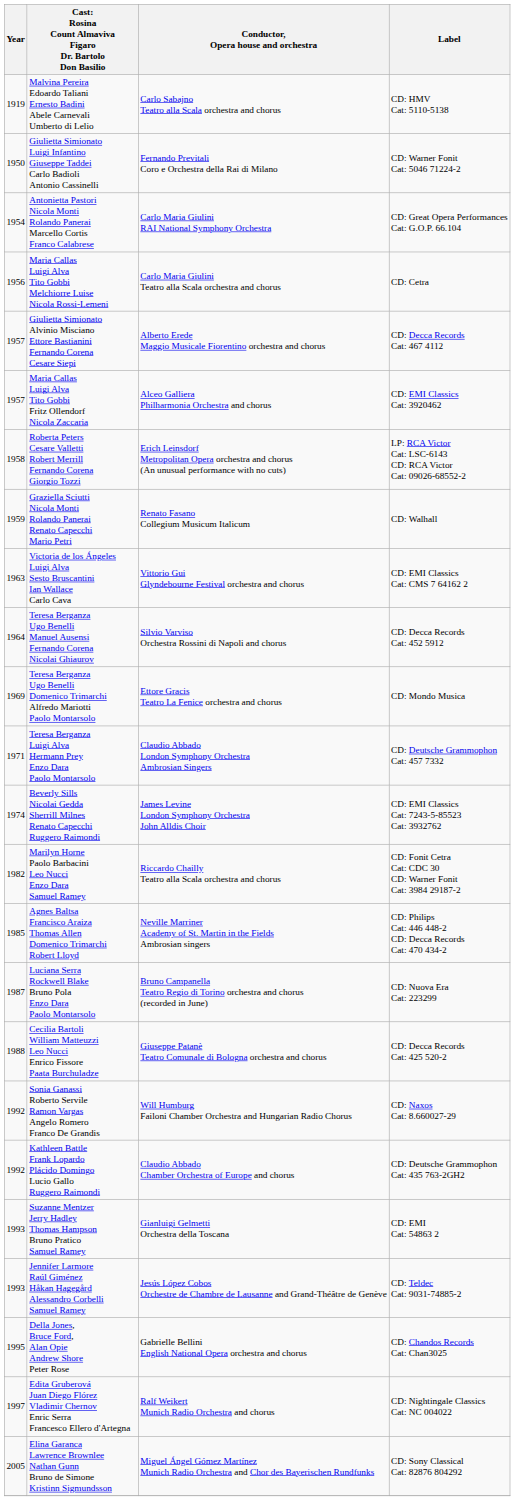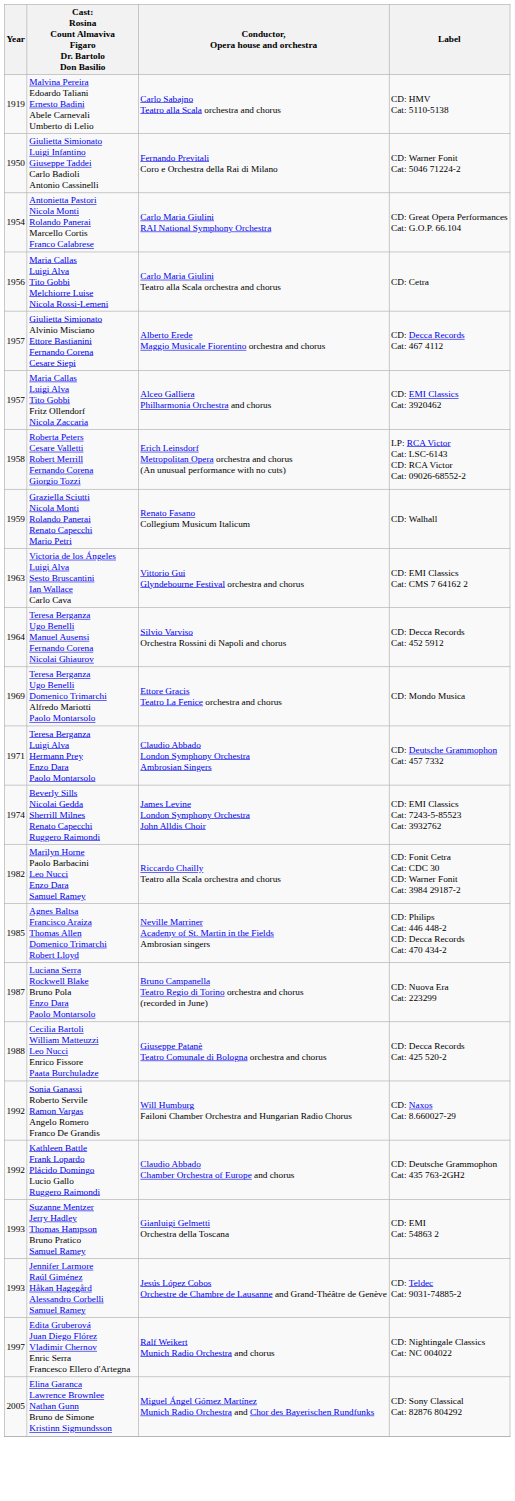- row: (56, 1347)
